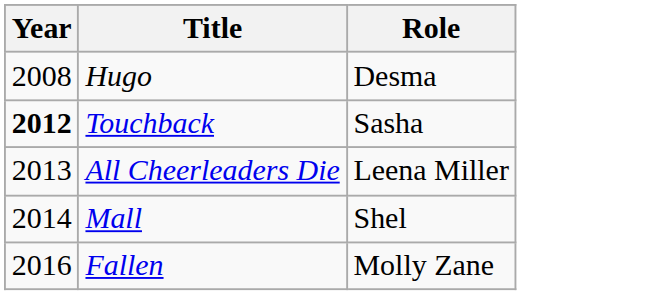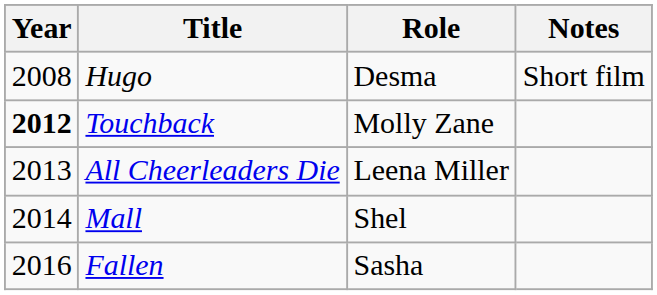+ column: (584, 28)
(388, 123) Sasha -> (424, 123) Molly Zane
(424, 265) Molly Zane -> (388, 265) Sasha
